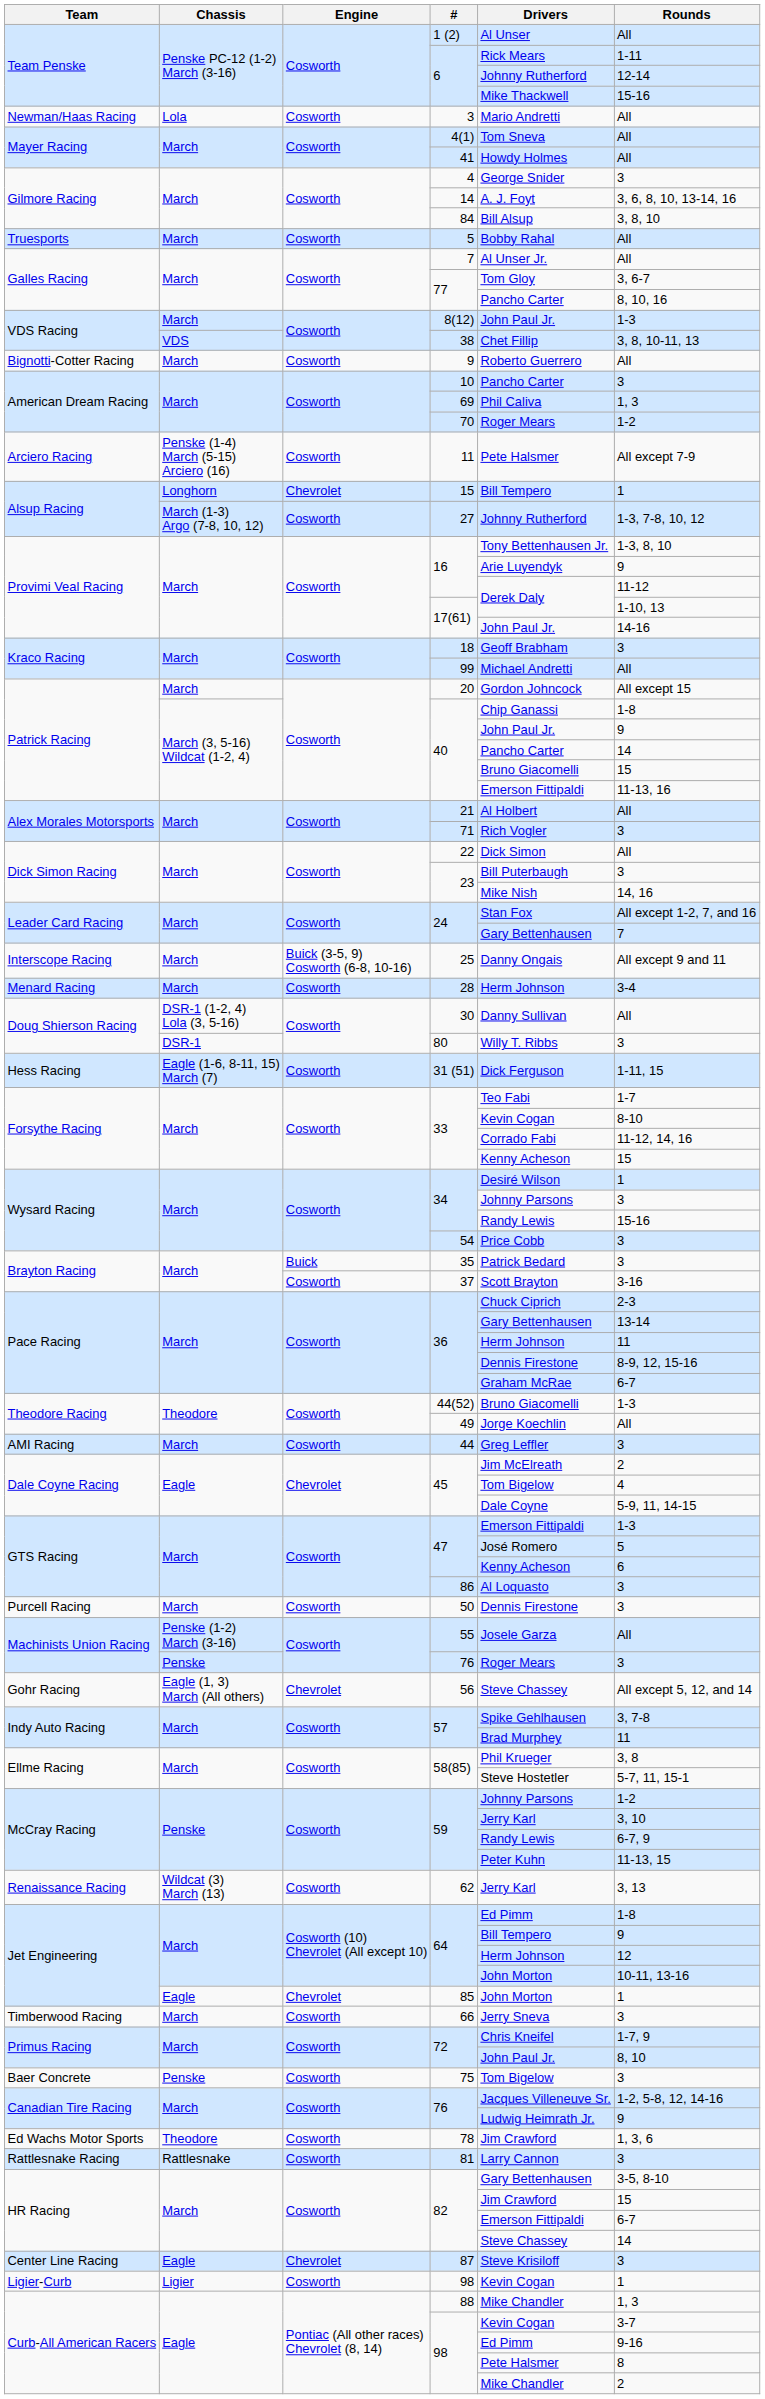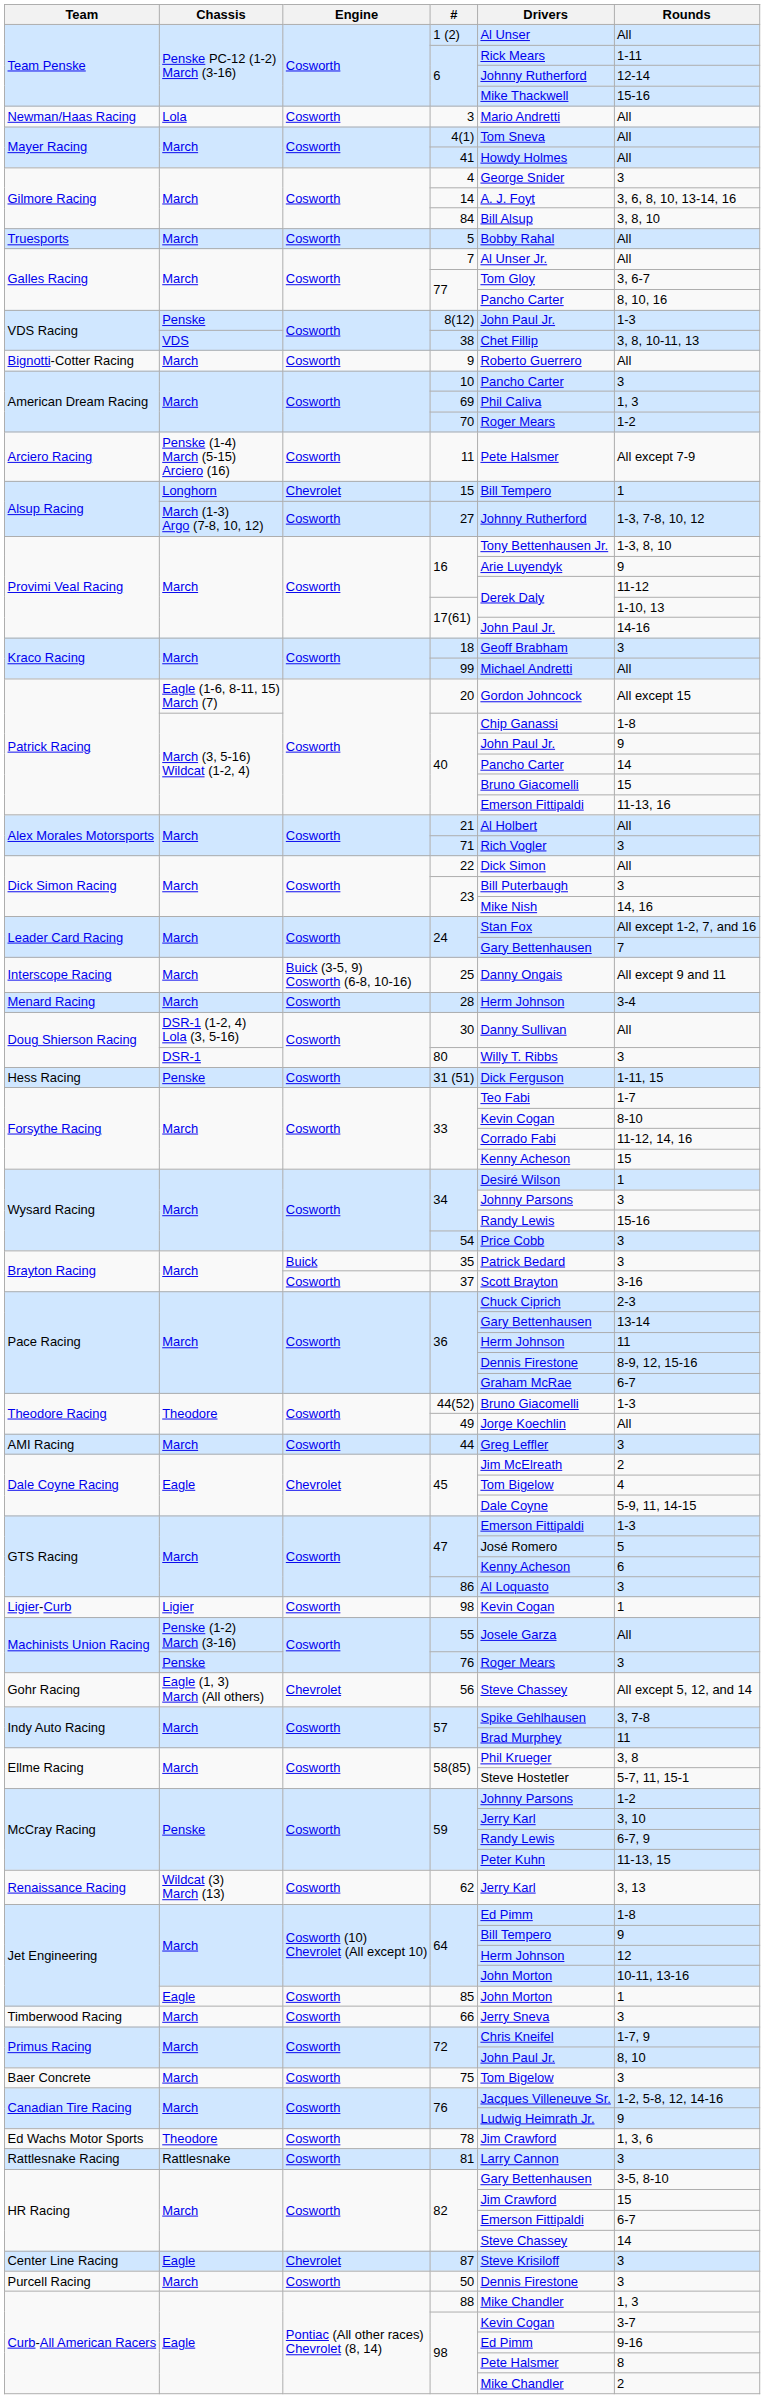(180, 320) March -> (184, 320) Penske
(180, 688) March -> (221, 695) Eagle (1-6, 8-11, 15) March (7)
(221, 1070) Eagle (1-6, 8-11, 15) March (7) -> (184, 1077) Penske
rows swapped: (49, 1607) <-> (39, 2281)
(313, 1996) Chevrolet -> (313, 1996) Cosworth
(184, 2077) Penske -> (180, 2077) March
